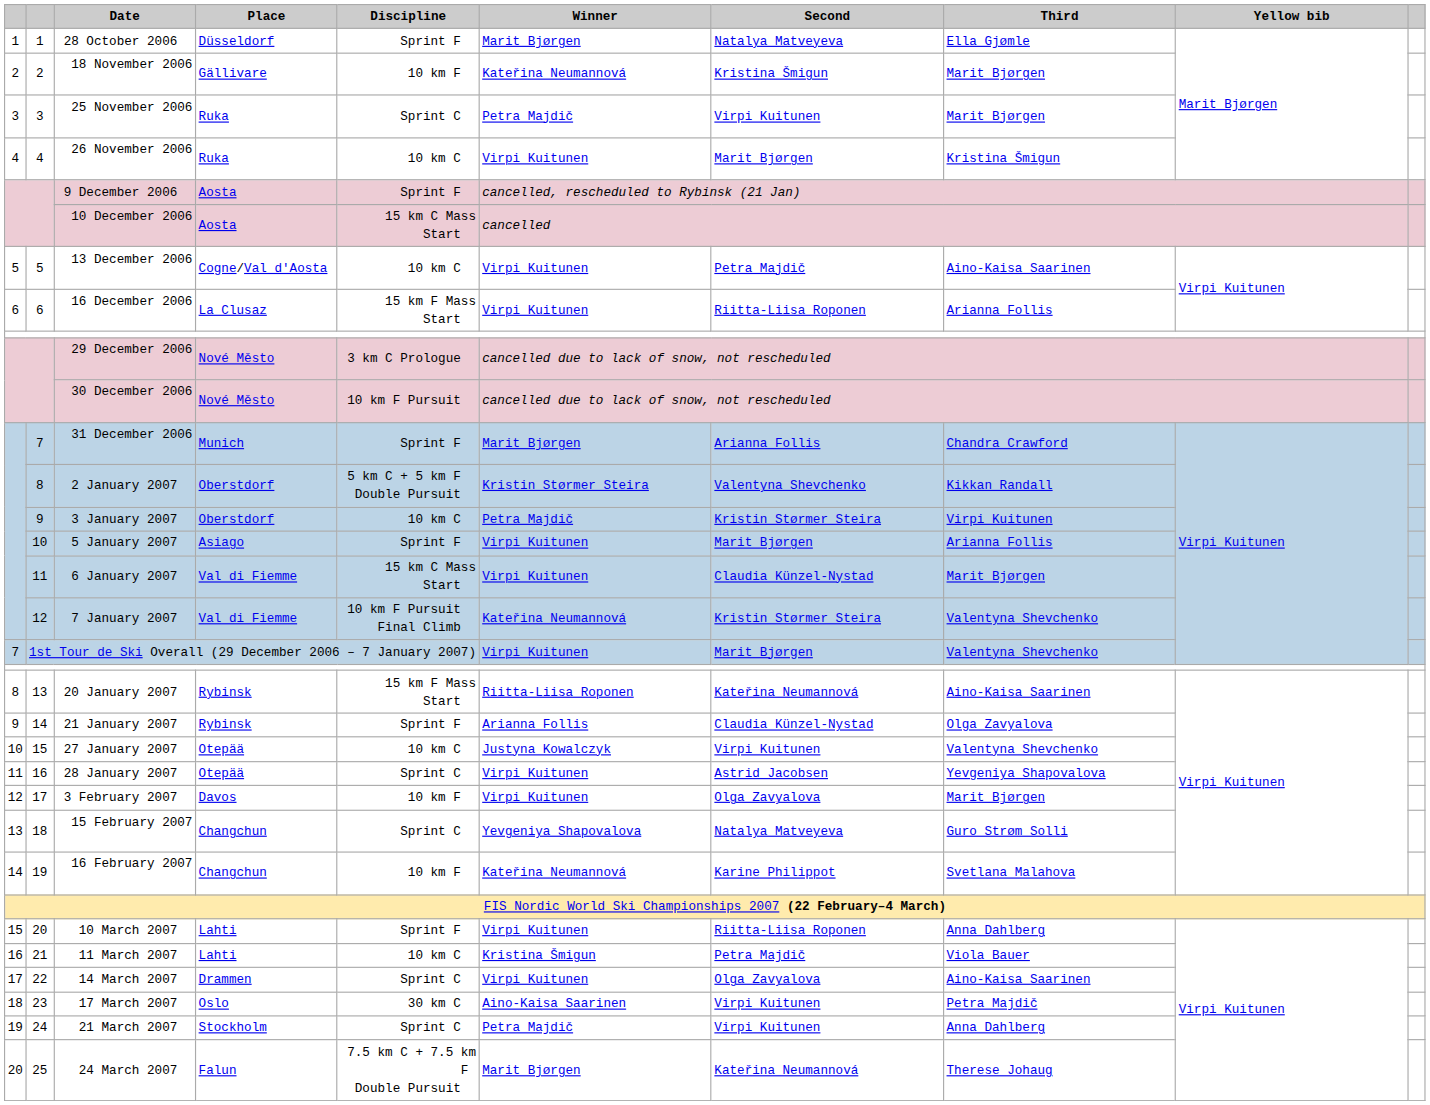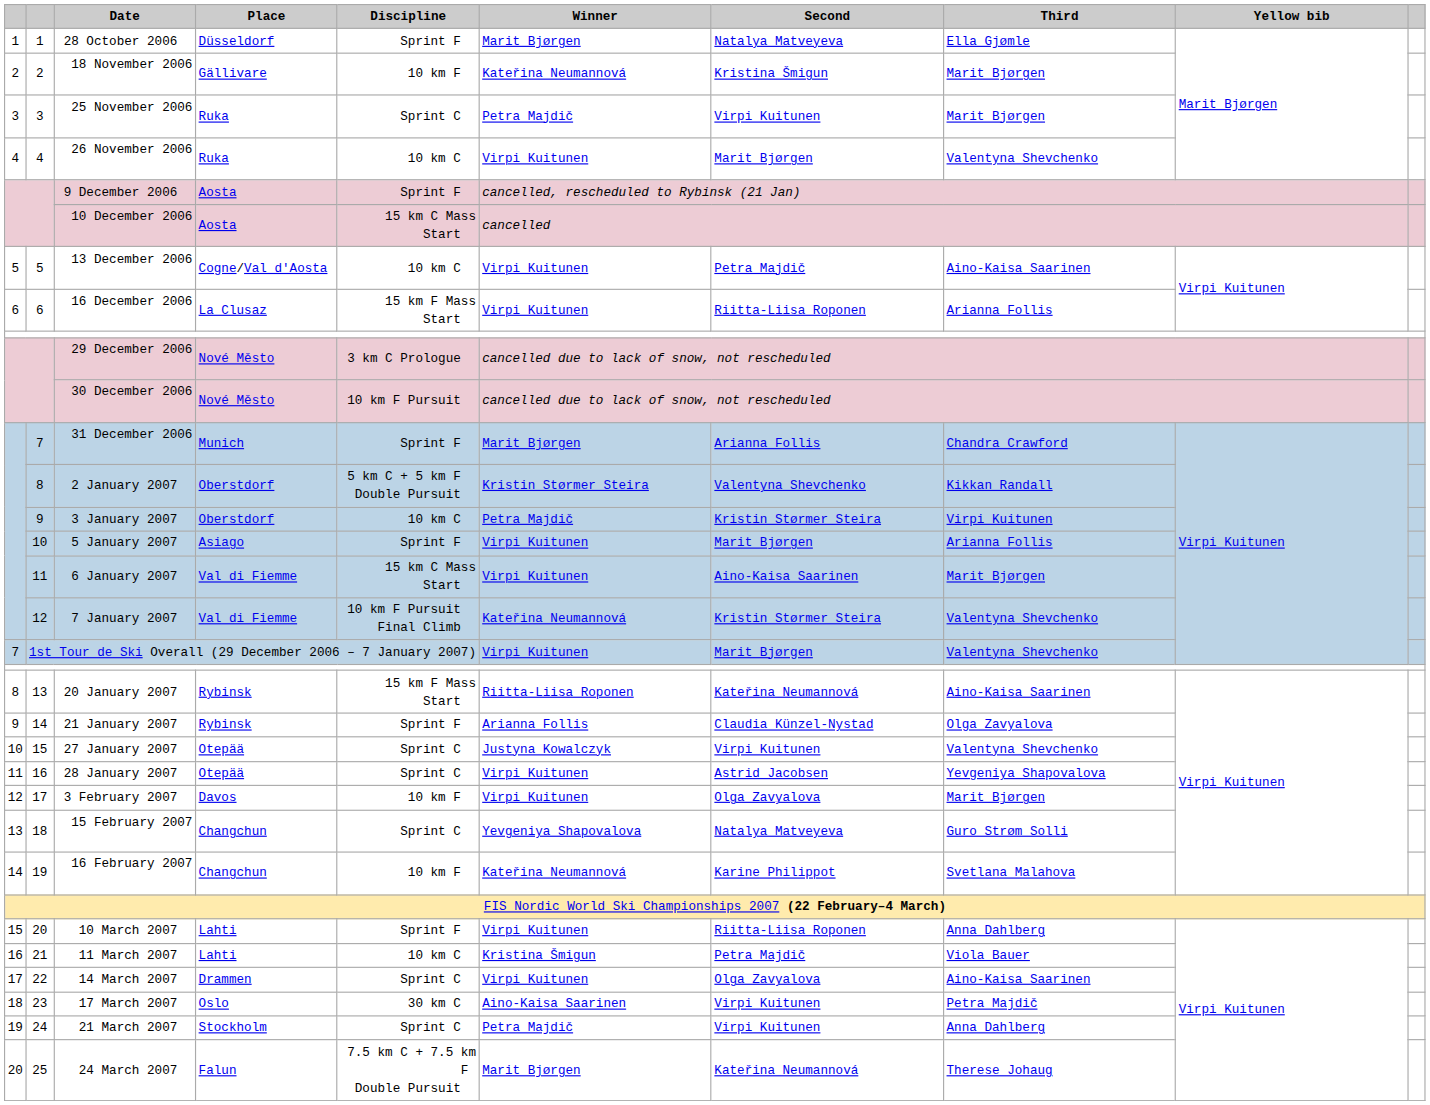(1003, 159) Kristina Šmigun -> (1022, 159) Valentyna Shevchenko
(794, 577) Claudia Künzel-Nystad -> (786, 577) Aino-Kaisa Saarinen
(442, 749) 10 km C -> (438, 749) Sprint C
